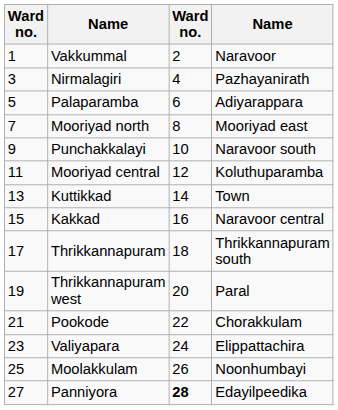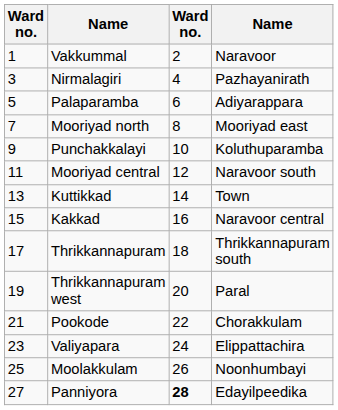(266, 149) Naravoor south -> (269, 149) Koluthuparamba
(269, 172) Koluthuparamba -> (266, 172) Naravoor south
